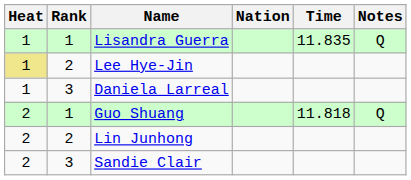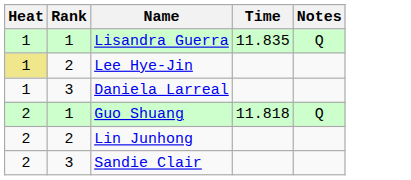- column: (263, 17)
